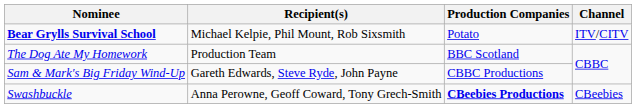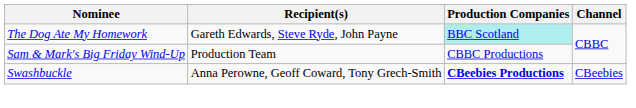- row: (82, 34)
(233, 53) Production Team -> (294, 34) Gareth Edwards, Steve Ryde, John Payne
(483, 53) no background -> (483, 34) paleturquoise background
(294, 73) Gareth Edwards, Steve Ryde, John Payne -> (233, 53) Production Team
